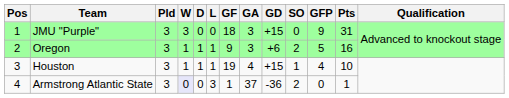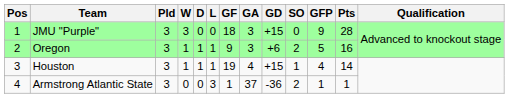(347, 31) 31 -> (347, 31) 28
(347, 66) 10 -> (347, 66) 14
(186, 84) lavender background -> (186, 84) no background
(321, 84) 0 -> (321, 84) 1
